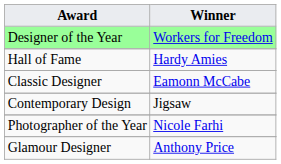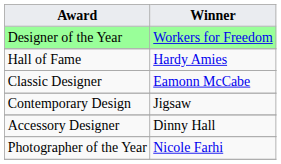+ row: (63, 125)
- row: (59, 147)
